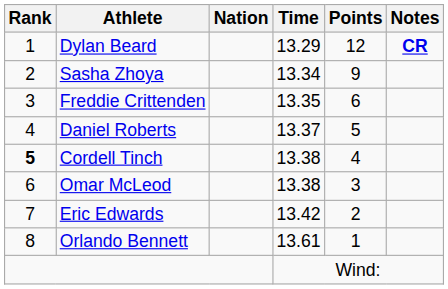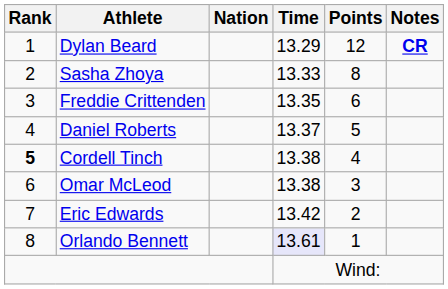(299, 74) 13.34 -> (299, 74) 13.33
(356, 74) 9 -> (356, 74) 8
(299, 241) no background -> (299, 241) lavender background
